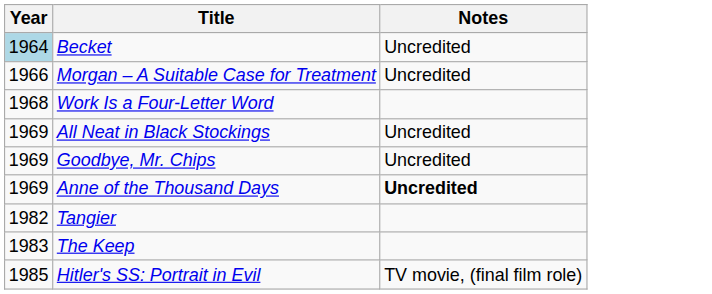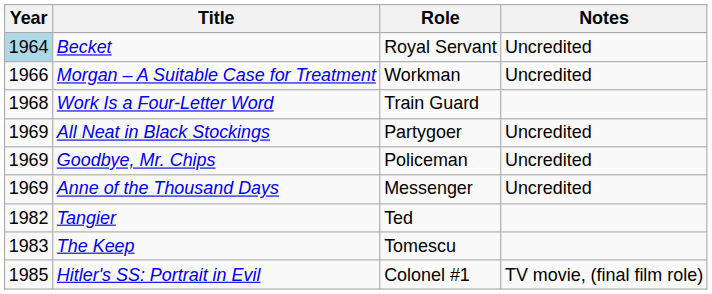+ column: (440, 18)
(431, 189) bold -> (548, 189) normal
